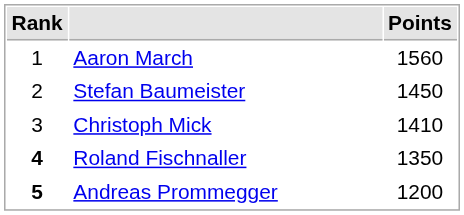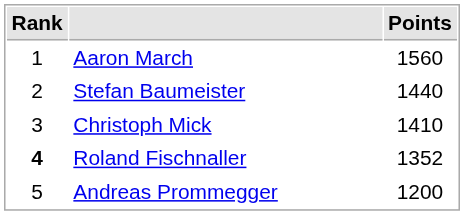(420, 91) 1450 -> (420, 91) 1440
(420, 158) 1350 -> (420, 158) 1352
(37, 192) bold -> (37, 192) normal
